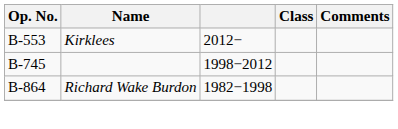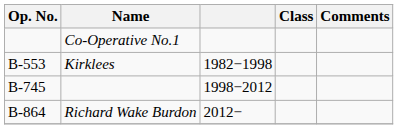+ row: (33, 40)
(223, 40) 2012− -> (238, 64) 1982−1998
(238, 87) 1982−1998 -> (223, 111) 2012−
